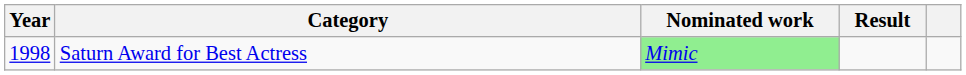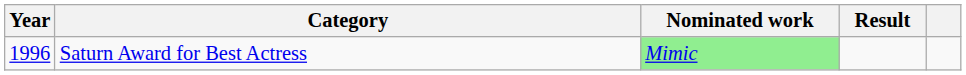(30, 53) 1998 -> (30, 53) 1996
